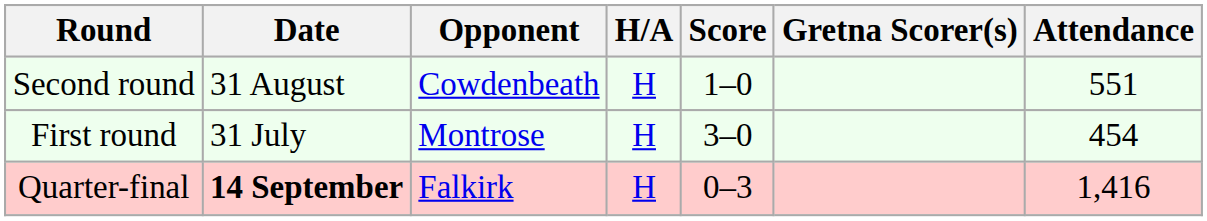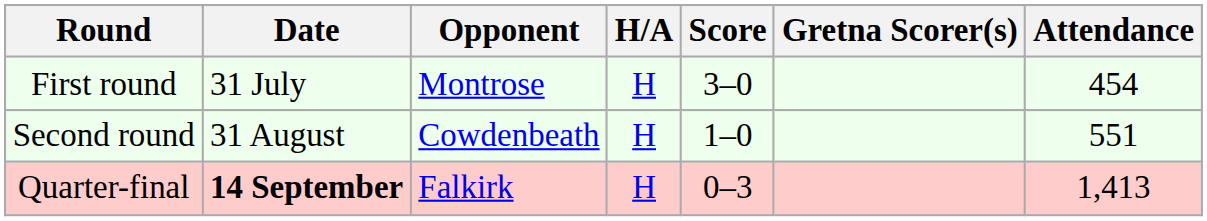rows swapped: (104, 135) <-> (104, 82)
(1114, 187) 1,416 -> (1114, 187) 1,413
